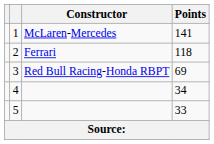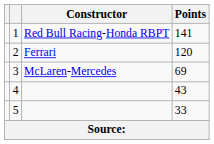(70, 33) McLaren-Mercedes -> (97, 33) Red Bull Racing-Honda RBPT
(183, 52) 118 -> (184, 52) 120
(97, 71) Red Bull Racing-Honda RBPT -> (70, 71) McLaren-Mercedes
(181, 90) 34 -> (181, 90) 43
